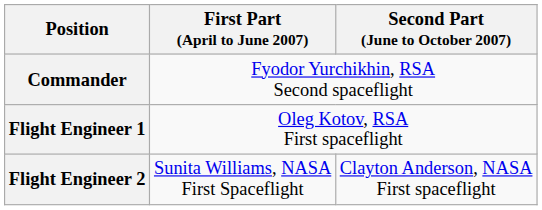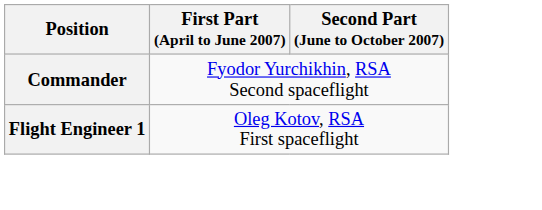- row: (77, 179)
